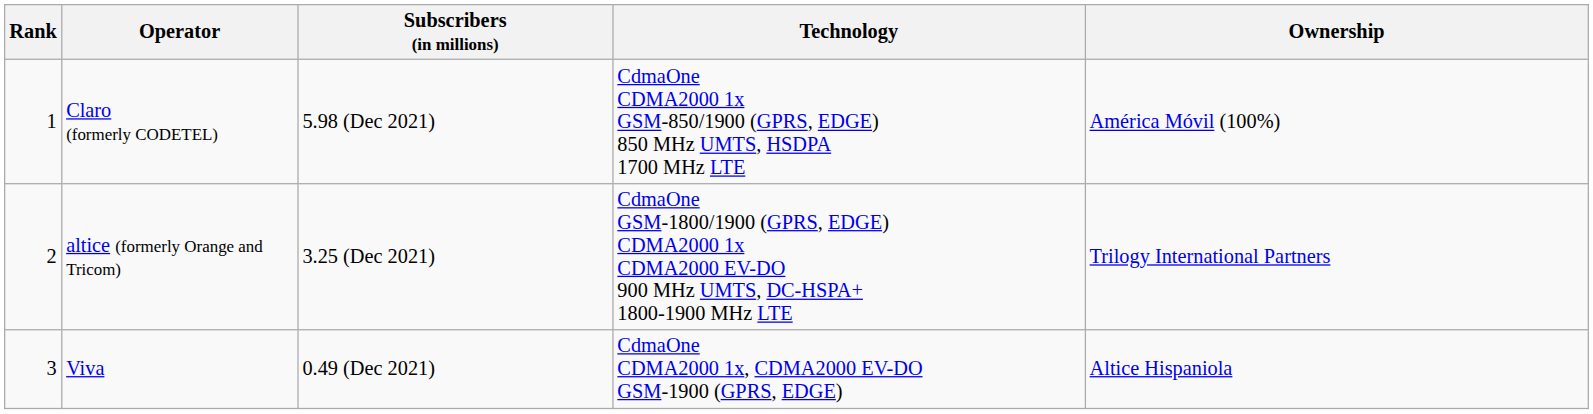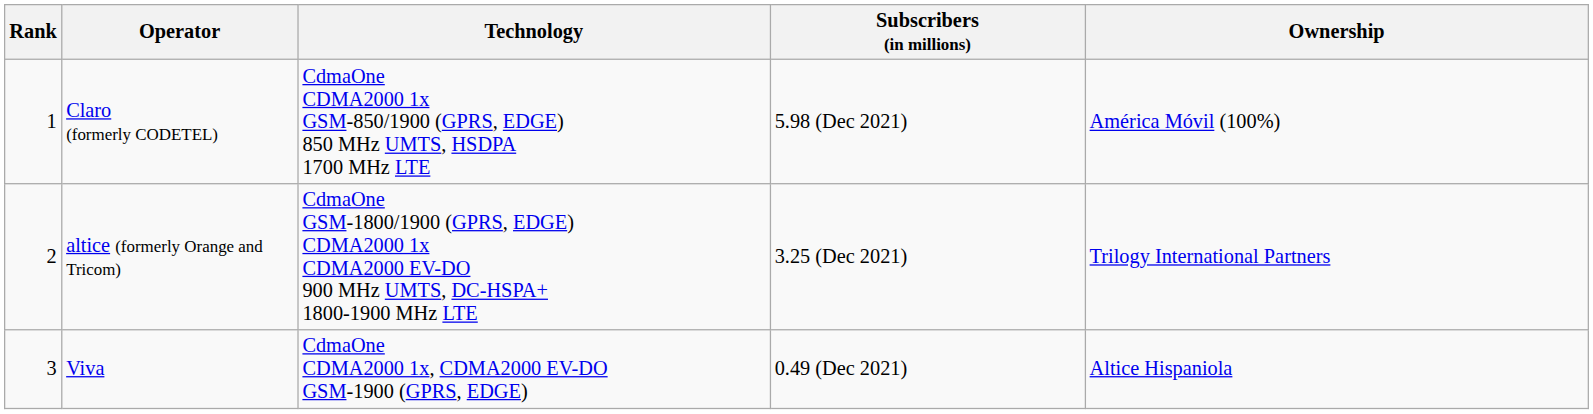columns swapped: (849, 32) <-> (455, 32)
